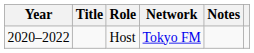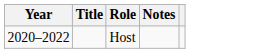- column: (172, 15)
